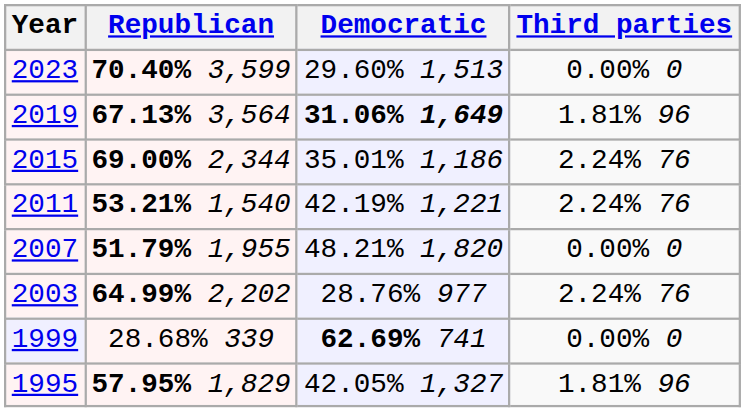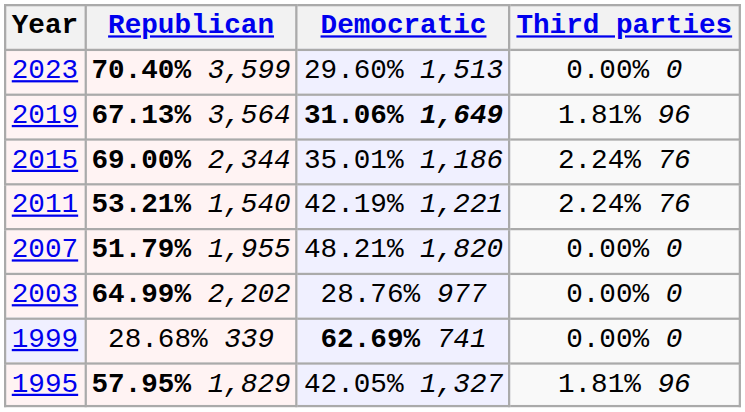(624, 296) 2.24% 76 -> (624, 296) 0.00% 0
